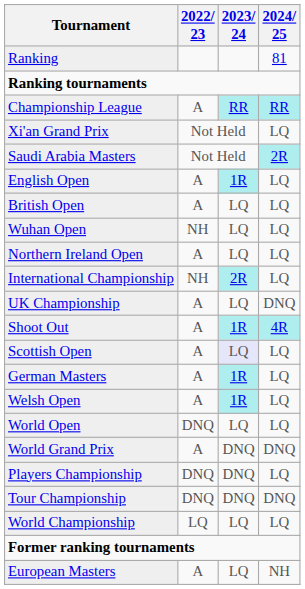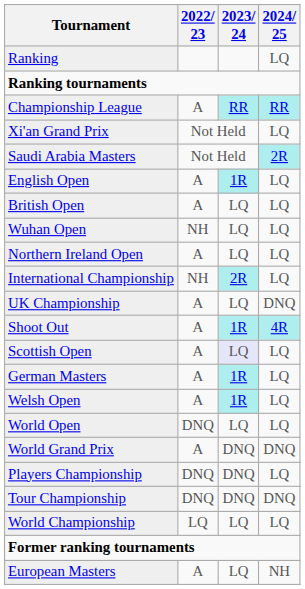(279, 58) 81 -> (279, 58) LQ
